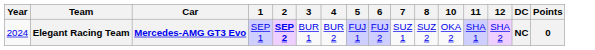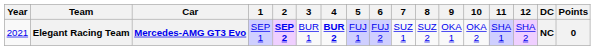+ column: (452, 12)
(17, 32) 2024 -> (17, 32) 2021
(334, 32) normal -> (334, 32) bold
